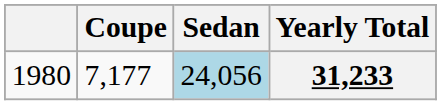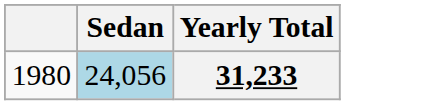- column: (126, 27)
